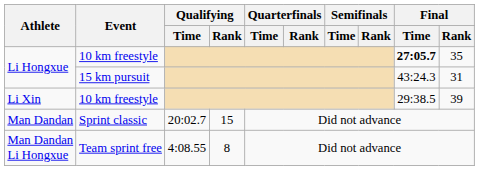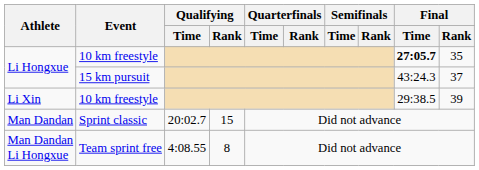(457, 78) 31 -> (457, 78) 37
